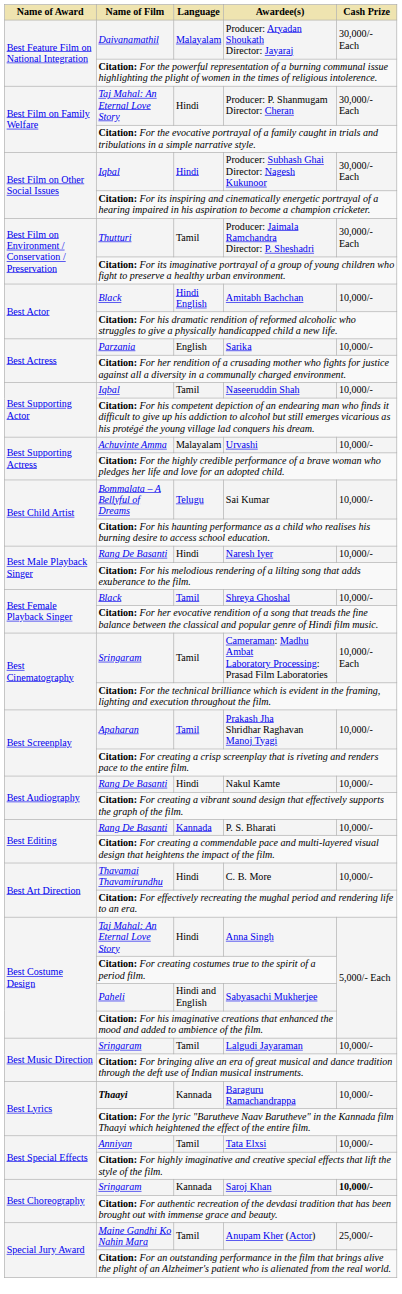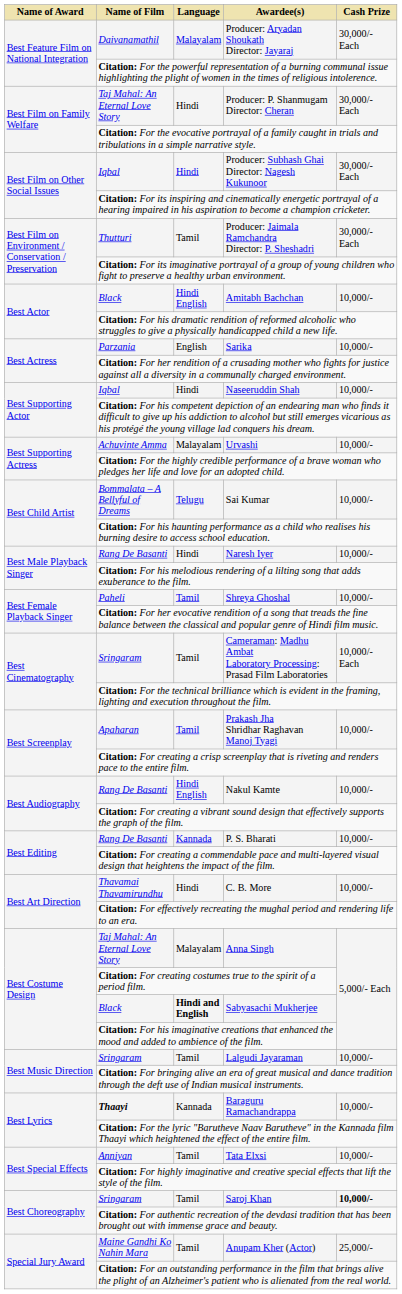(188, 390) Tamil -> (187, 390) Hindi
(110, 597) Black -> (112, 597) Paheli
(187, 784) Hindi -> (191, 789) Hindi English
(187, 936) Hindi -> (199, 948) Malayalam
(112, 997) Paheli -> (110, 1008) Black
(196, 997) normal -> (198, 1008) bold
(194, 1187) Kannada -> (188, 1198) Tamil
